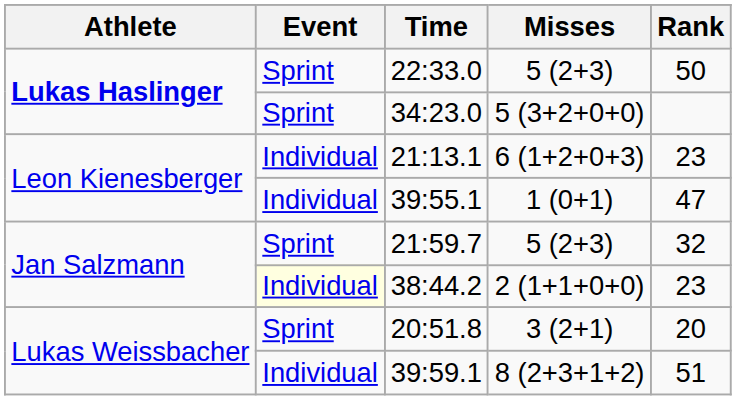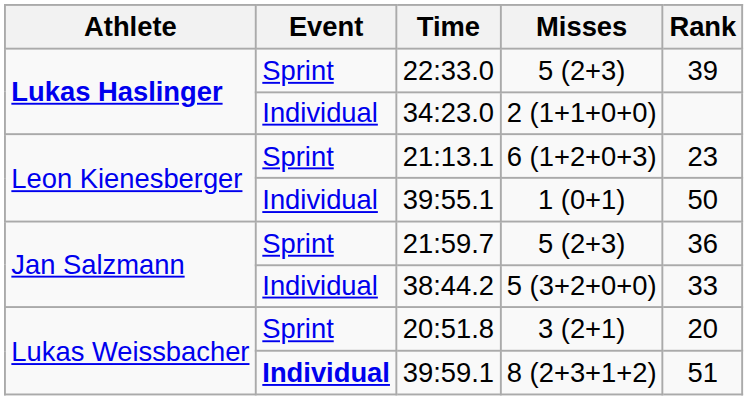(691, 70) 50 -> (703, 70) 39
(298, 113) Sprint -> (320, 113) Individual
(570, 113) 5 (3+2+0+0) -> (582, 113) 2 (1+1+0+0)
(320, 157) Individual -> (298, 157) Sprint
(691, 200) 47 -> (703, 200) 50
(691, 243) 32 -> (703, 243) 36
(320, 286) lightyellow background -> (320, 286) no background
(570, 286) 2 (1+1+0+0) -> (582, 286) 5 (3+2+0+0)
(691, 286) 23 -> (703, 286) 33
(320, 373) normal -> (326, 373) bold
